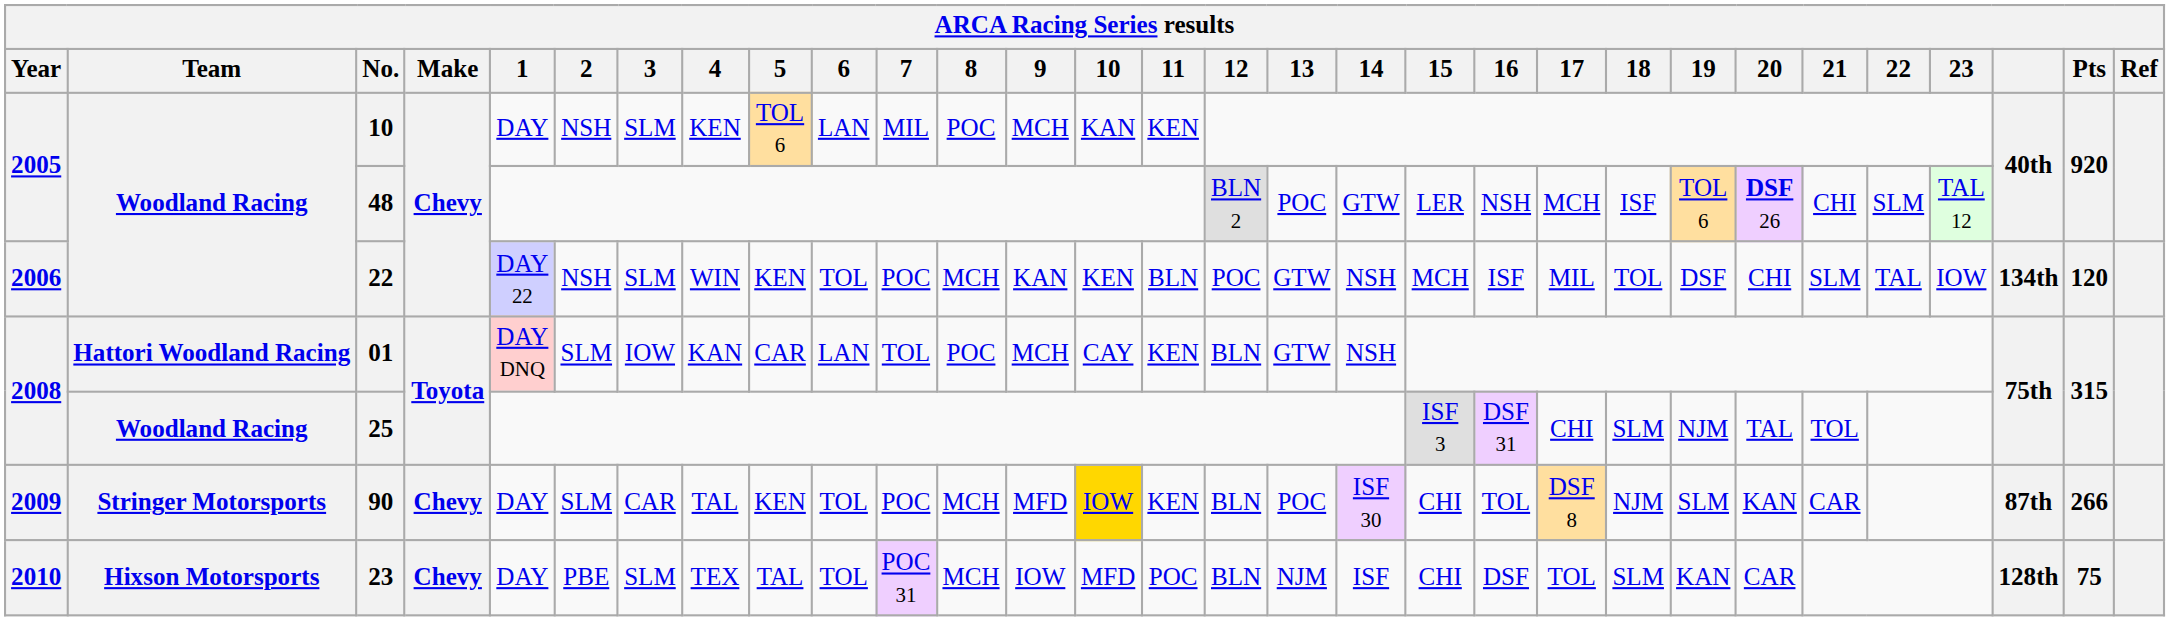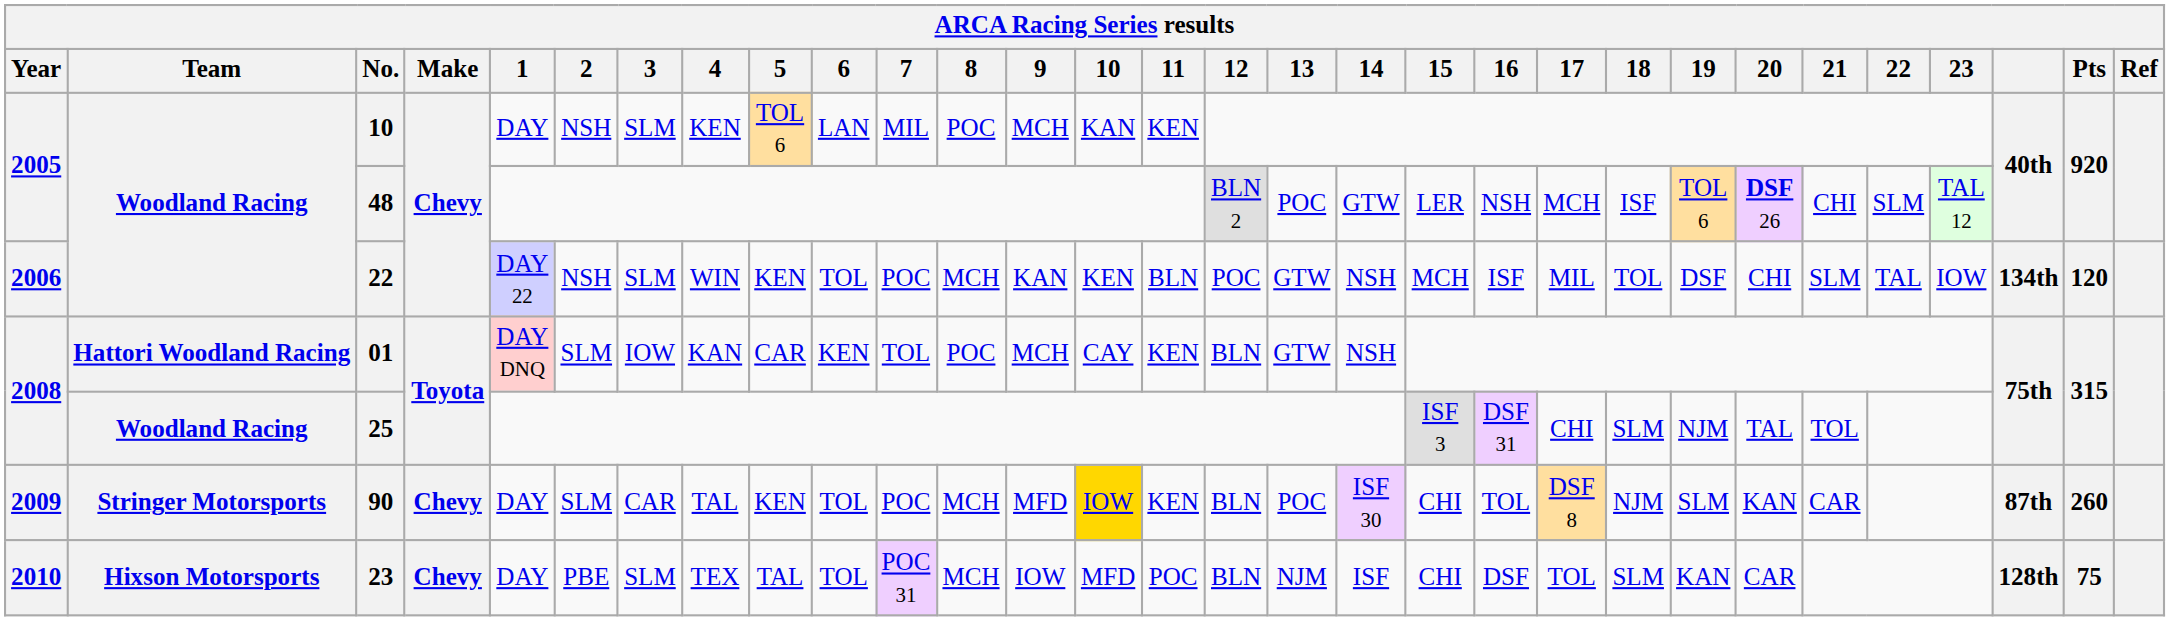(844, 353) LAN -> (844, 353) KEN
(2089, 502) 266 -> (2089, 502) 260
